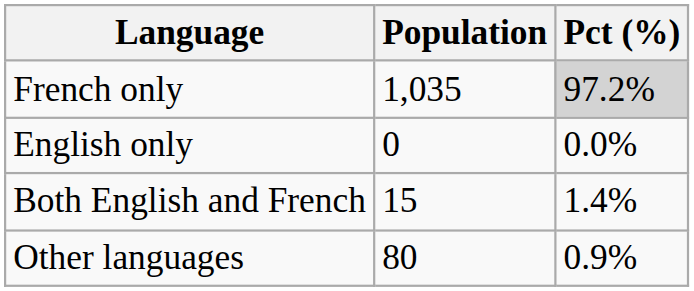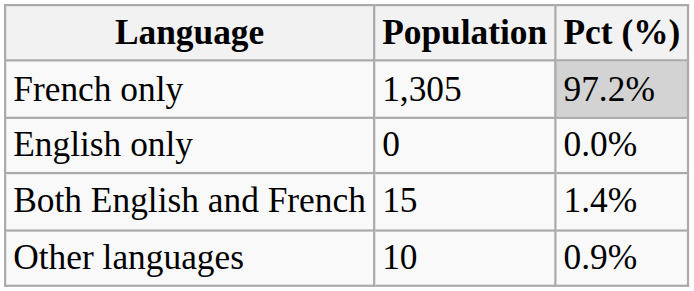(422, 88) 1,035 -> (422, 88) 1,305
(400, 256) 80 -> (400, 256) 10
